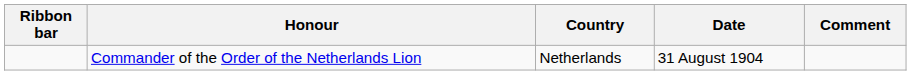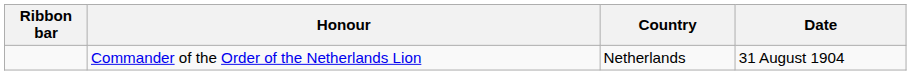- column: (855, 25)
